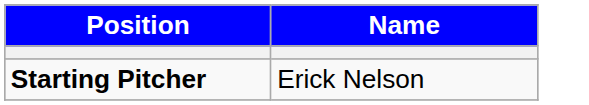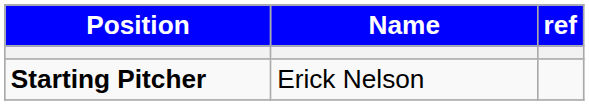+ column: (560, 52)
